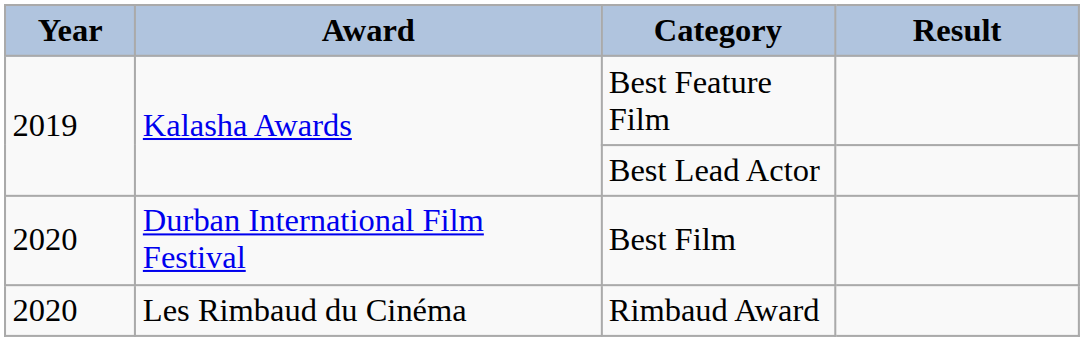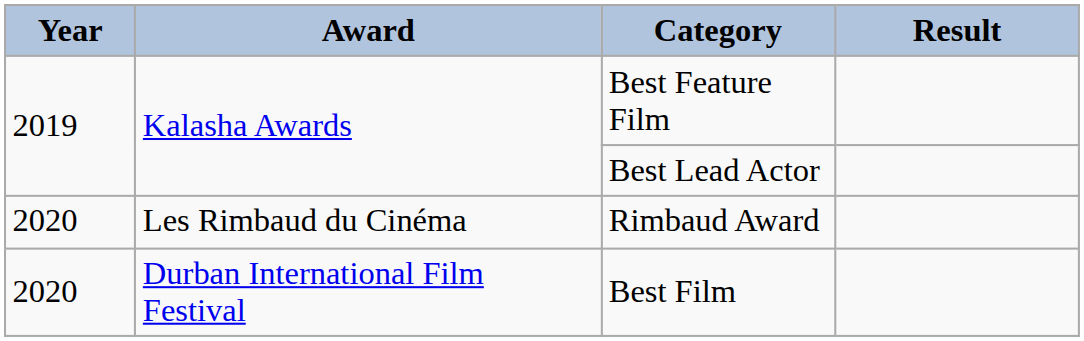rows swapped: (672, 239) <-> (714, 309)
